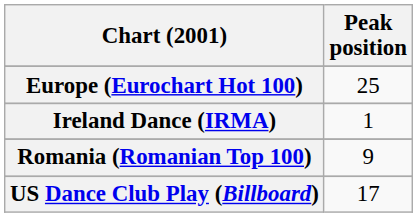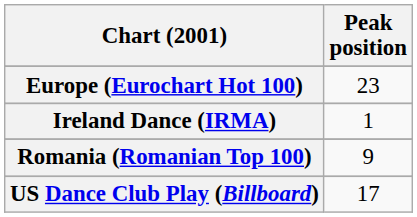(368, 84) 25 -> (368, 84) 23
